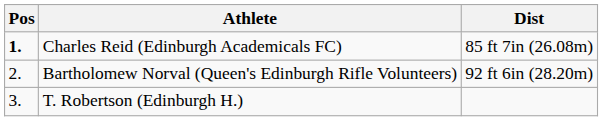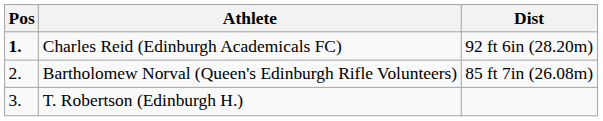(529, 45) 85 ft 7in (26.08m) -> (529, 45) 92 ft 6in (28.20m)
(529, 73) 92 ft 6in (28.20m) -> (529, 73) 85 ft 7in (26.08m)
